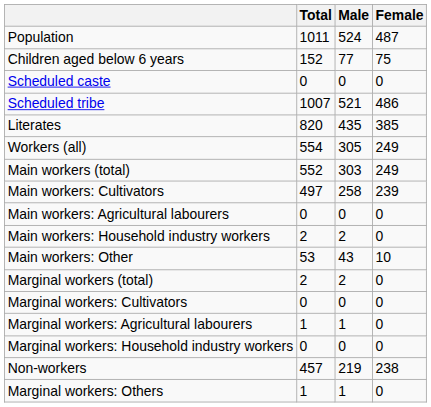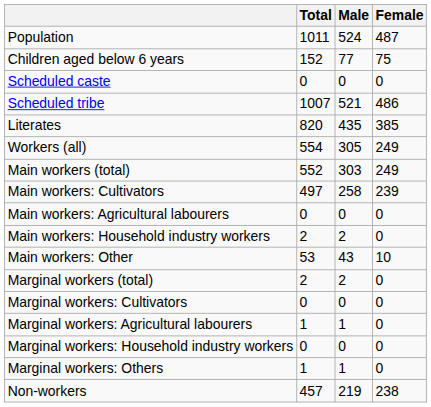rows swapped: (85, 390) <-> (47, 368)
